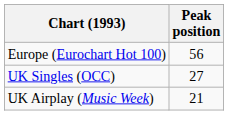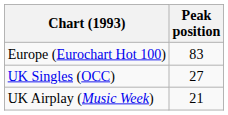(196, 53) 56 -> (196, 53) 83
